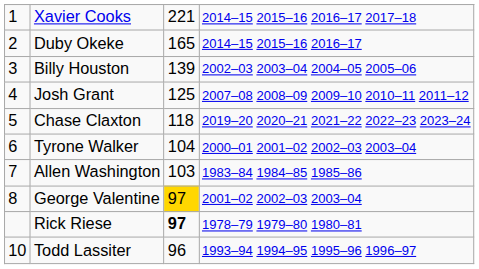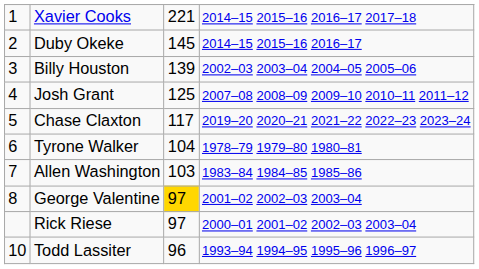(181, 43) 165 -> (181, 43) 145
(181, 120) 118 -> (181, 120) 117
(309, 147) 2000–01 2001–02 2002–03 2003–04 -> (282, 147) 1978–79 1979–80 1980–81
(177, 224) bold -> (177, 224) normal
(282, 225) 1978–79 1979–80 1980–81 -> (309, 225) 2000–01 2001–02 2002–03 2003–04
